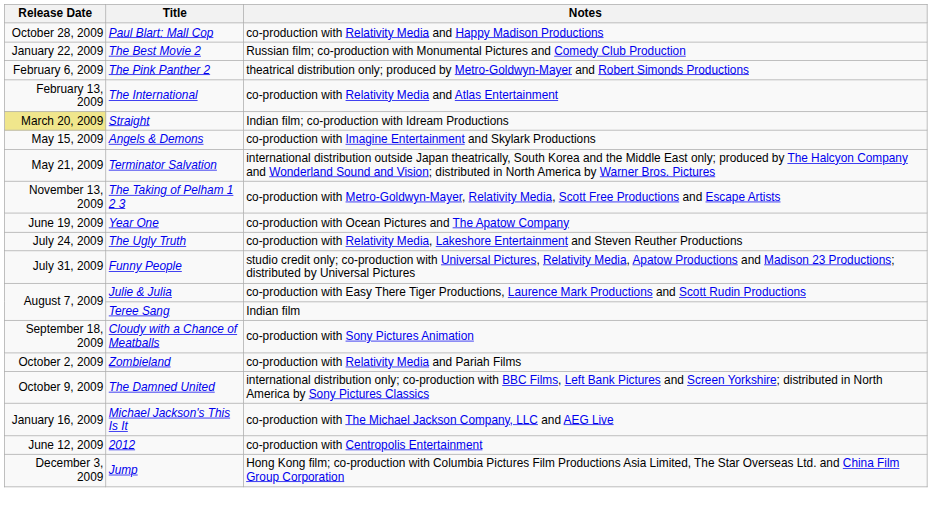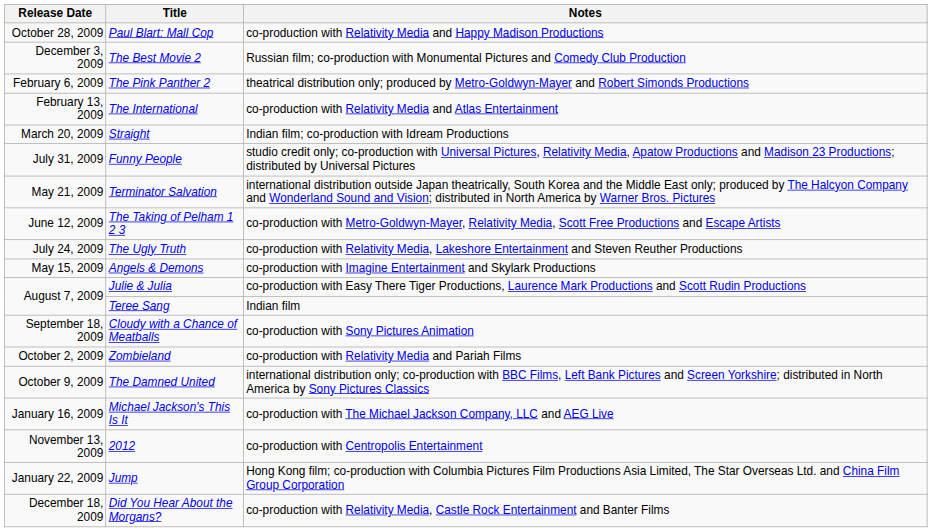(58, 51) January 22, 2009 -> (69, 58) December 3, 2009
(62, 121) khaki background -> (62, 134) no background
rows swapped: (156, 139) <-> (145, 267)
(66, 197) November 13, 2009 -> (66, 224) June 12, 2009
- row: (134, 222)
(66, 445) June 12, 2009 -> (66, 446) November 13, 2009
(69, 470) December 3, 2009 -> (58, 478) January 22, 2009
+ row: (171, 510)
